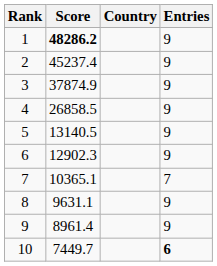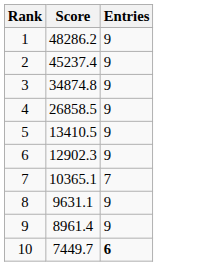- column: (130, 16)
(73, 39) bold -> (73, 39) normal
(73, 86) 37874.9 -> (73, 86) 34874.8
(73, 132) 13140.5 -> (73, 132) 13410.5
